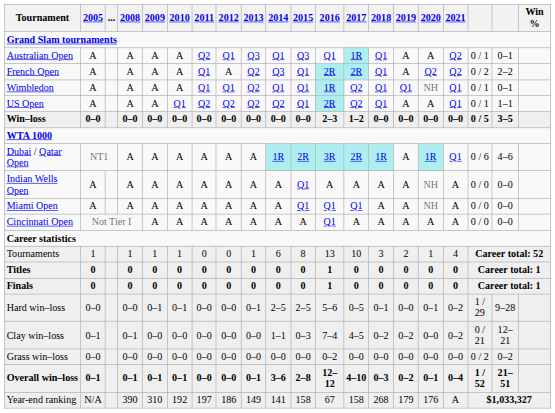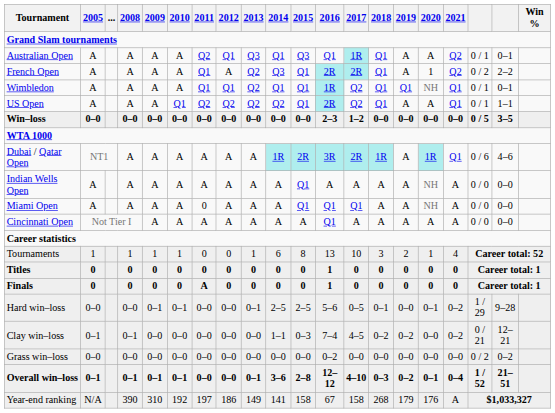(431, 71) Q2 -> (431, 71) 1
(204, 206) A -> (204, 206) 0
(204, 286) 0 -> (204, 286) A
